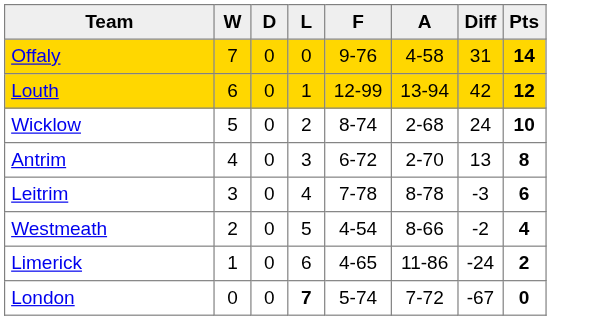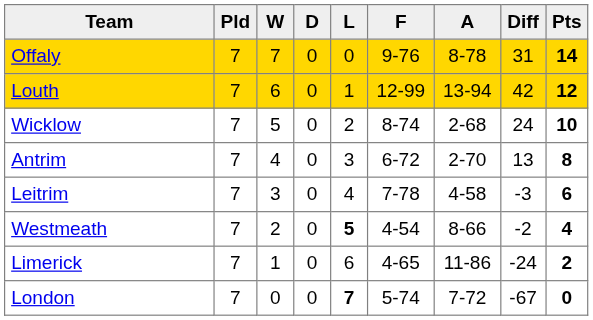+ column: (235, 21)
(425, 56) 4-58 -> (467, 56) 8-78
(425, 194) 8-78 -> (467, 194) 4-58
(306, 228) normal -> (349, 228) bold
